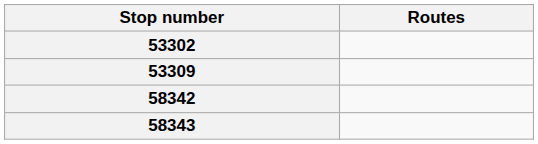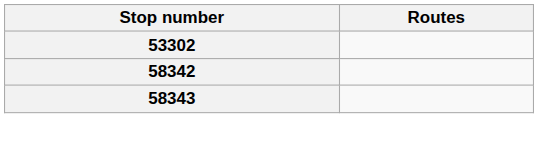- row: (172, 71)
